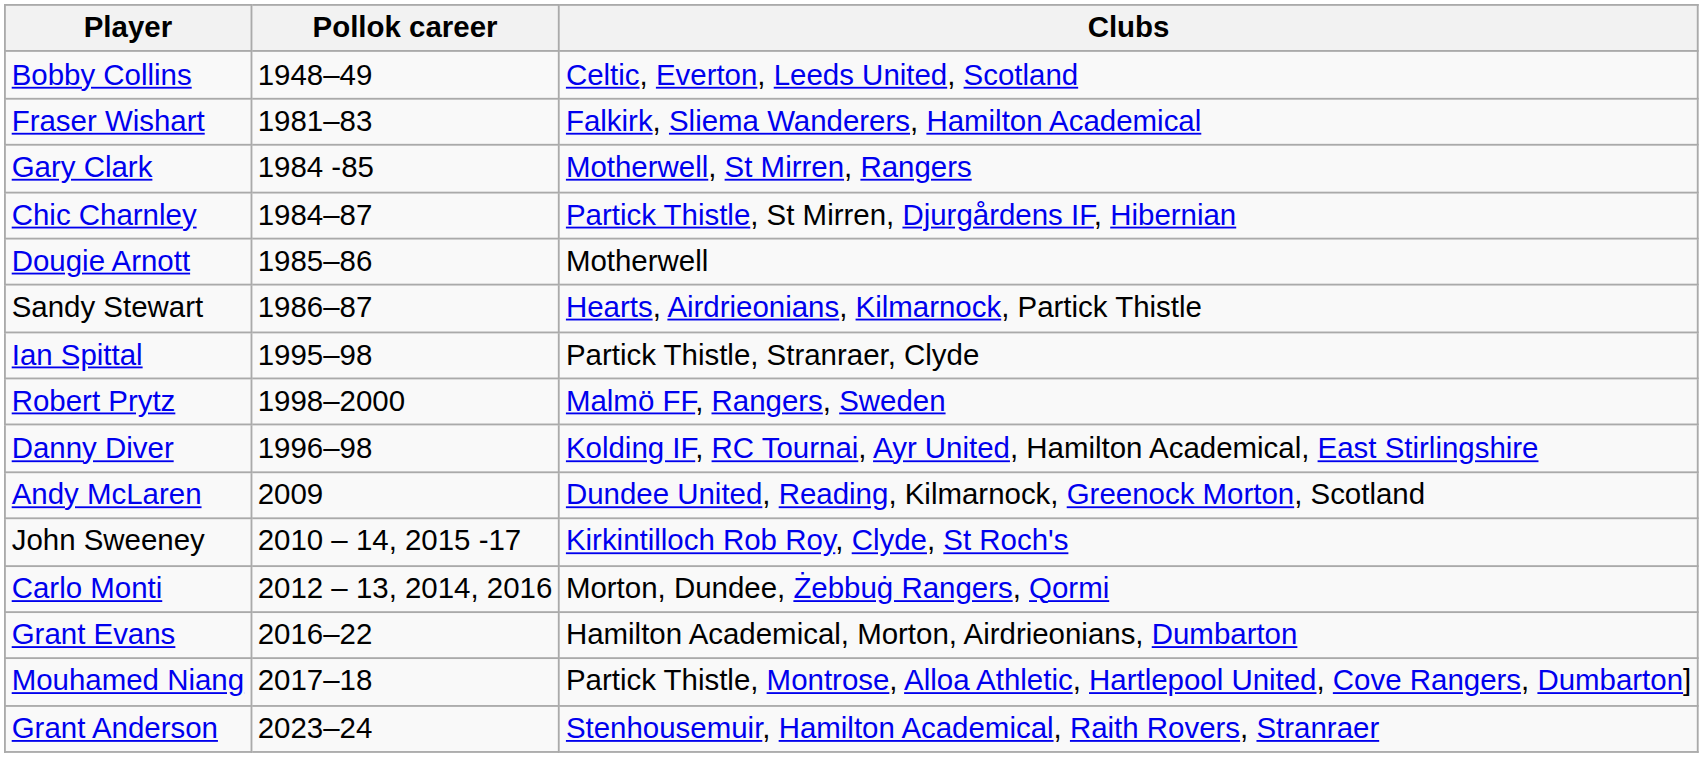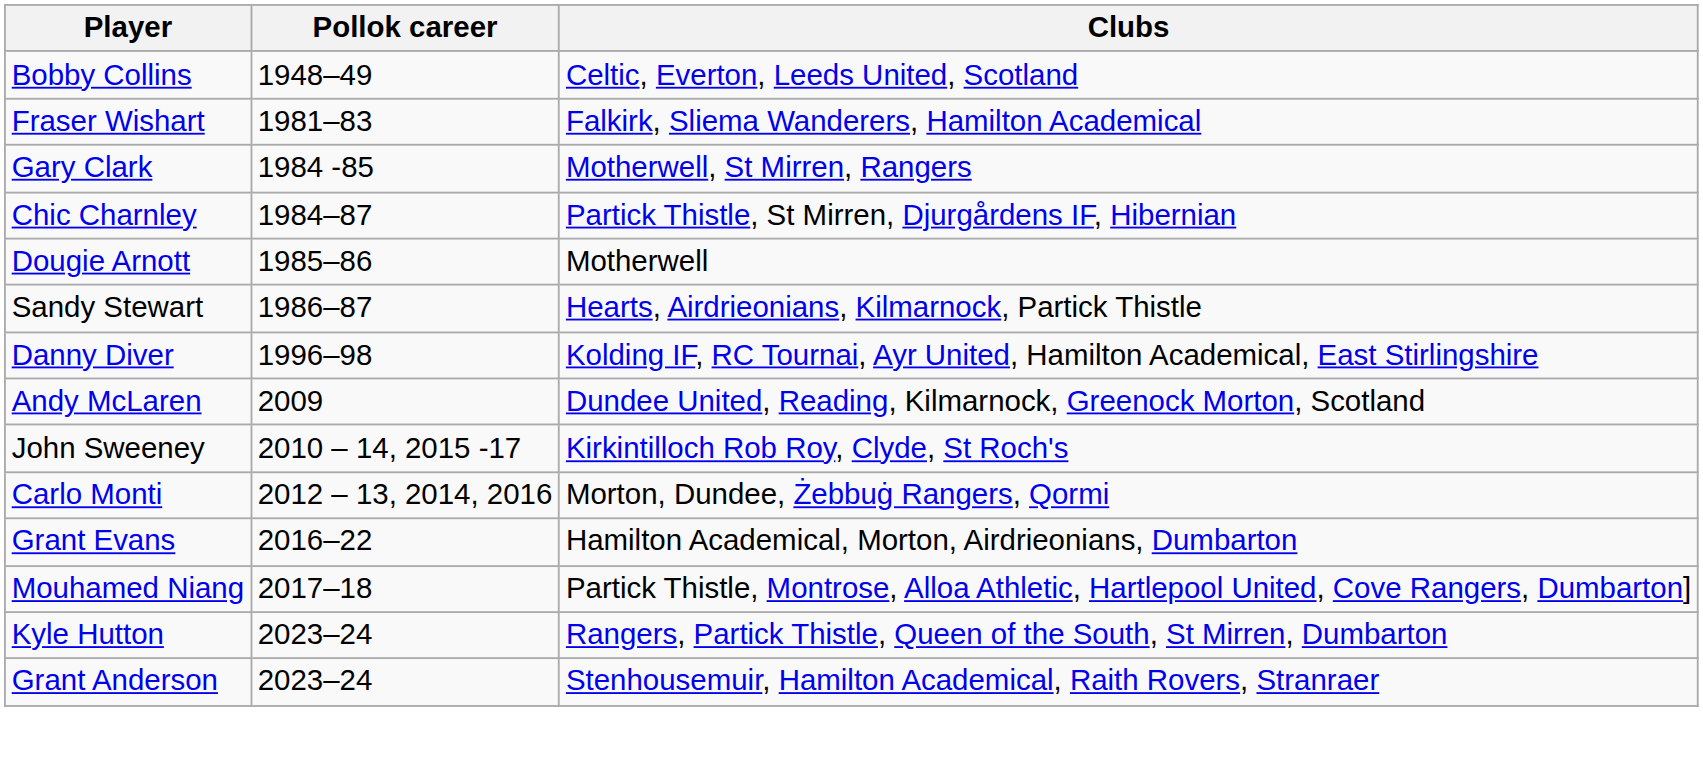- row: (77, 354)
- row: (94, 401)
+ row: (88, 634)
